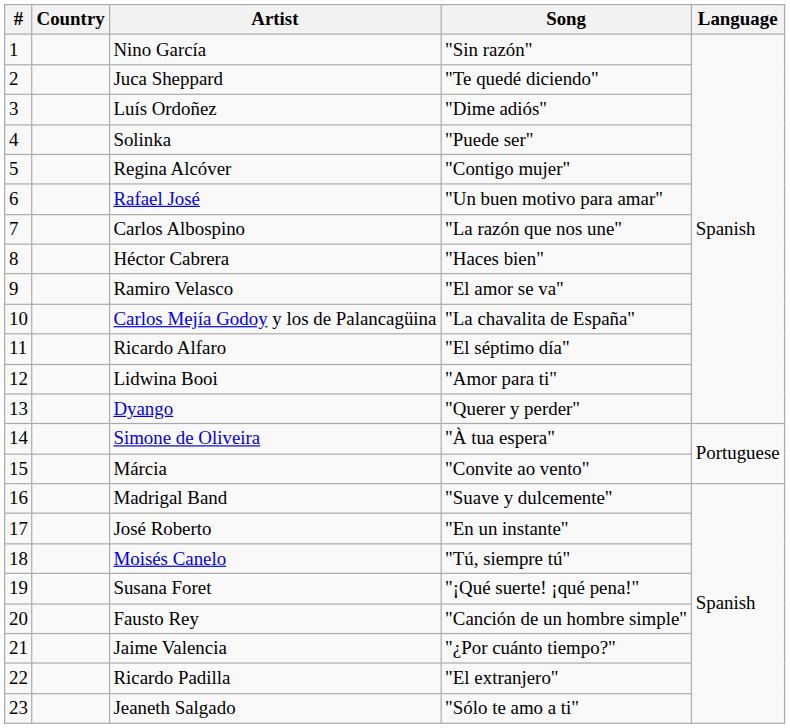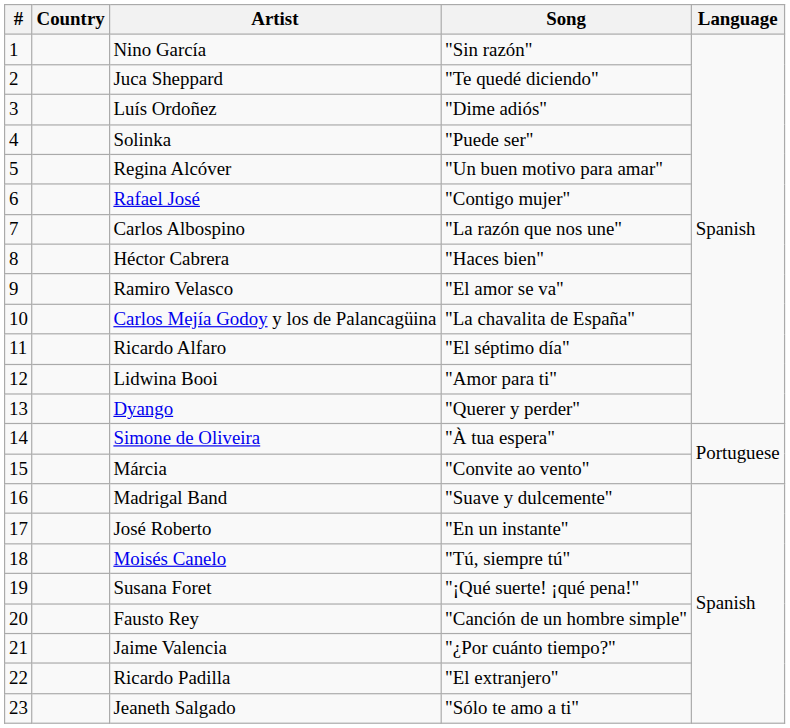(508, 169) "Contigo mujer" -> (554, 169) "Un buen motivo para amar"
(554, 199) "Un buen motivo para amar" -> (508, 199) "Contigo mujer"
